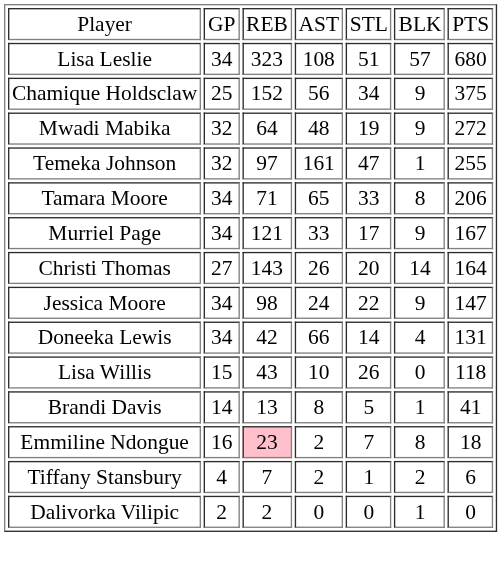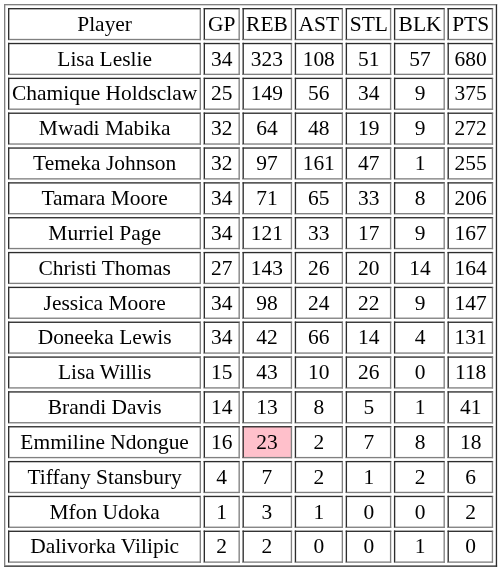(267, 93) 152 -> (267, 93) 149
+ row: (105, 511)
